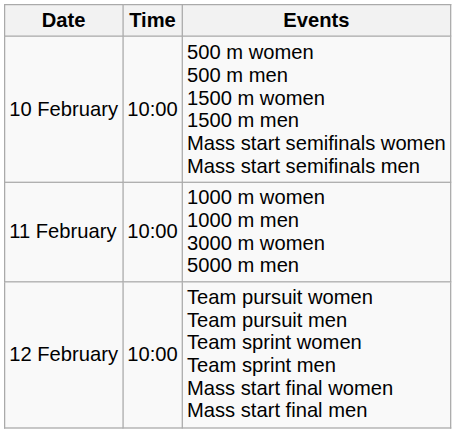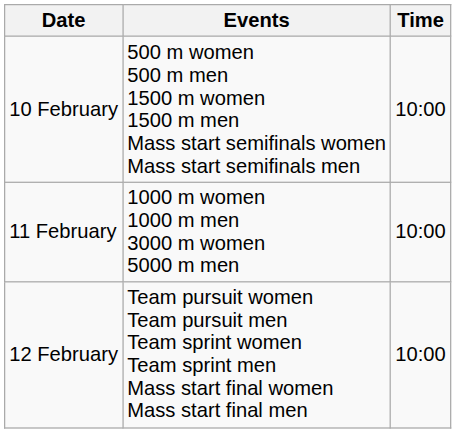columns swapped: (152, 20) <-> (316, 20)
